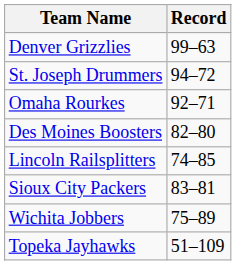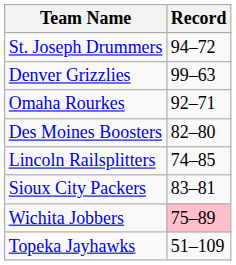rows swapped: (70, 47) <-> (86, 75)
(193, 217) no background -> (193, 217) pink background
